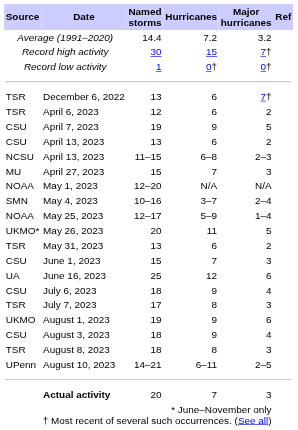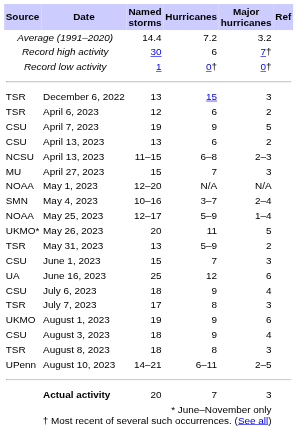(212, 52) 15 -> (214, 52) 6
(214, 97) 6 -> (212, 97) 15
(266, 97) 7† -> (269, 97) 3
(214, 245) 6 -> (209, 245) 5–9
